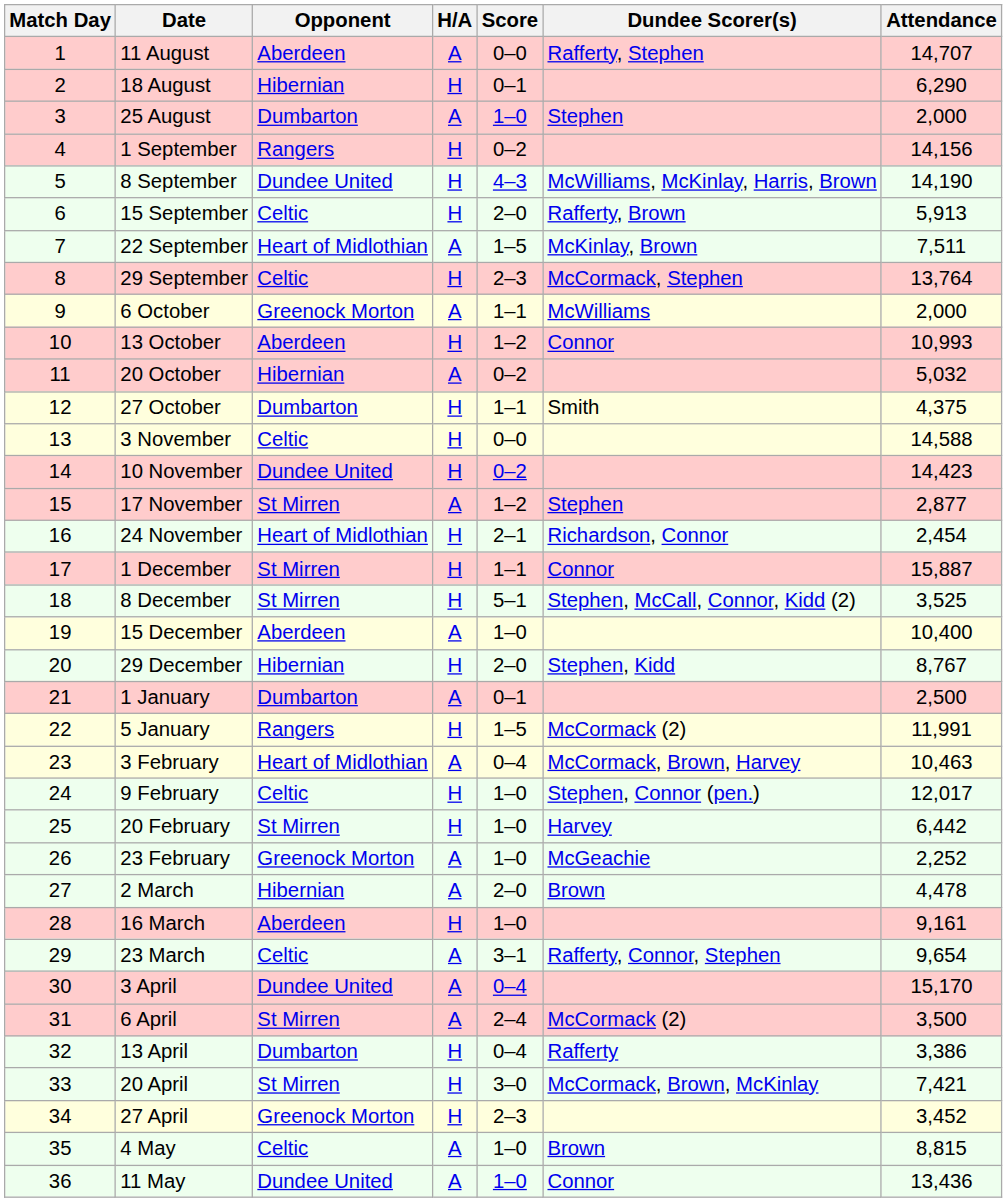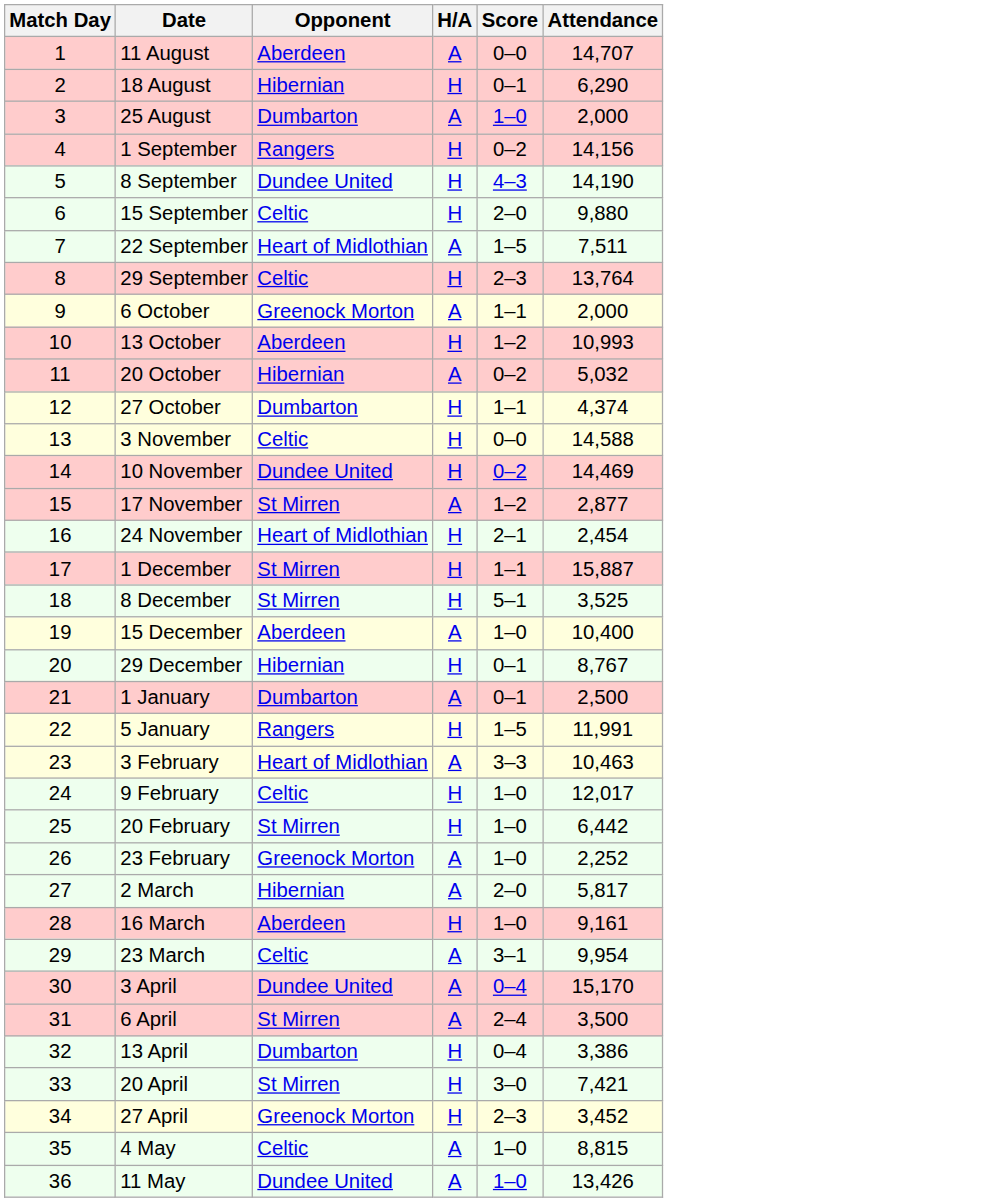- column: (712, 20)
(941, 213) 5,913 -> (603, 213) 9,880
(941, 407) 4,375 -> (603, 407) 4,374
(941, 471) 14,423 -> (603, 471) 14,469
(510, 665) 2–0 -> (510, 665) 0–1
(510, 761) 0–4 -> (510, 761) 3–3
(941, 890) 4,478 -> (603, 890) 5,817
(941, 955) 9,654 -> (603, 955) 9,954
(941, 1180) 13,436 -> (603, 1180) 13,426
